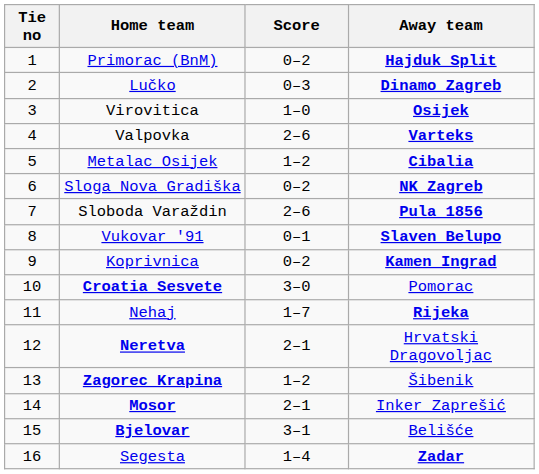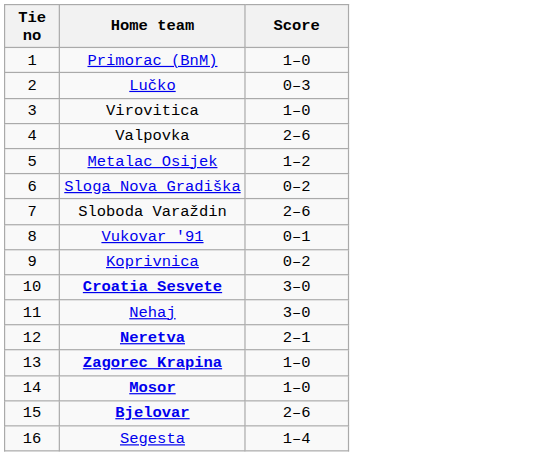- column: (441, 26)
(297, 60) 0–2 -> (297, 60) 1–0
(297, 312) 1–7 -> (297, 312) 3–0
(297, 381) 1–2 -> (297, 363) 1–0
(297, 406) 2–1 -> (297, 388) 1–0
(297, 431) 3–1 -> (297, 413) 2–6
